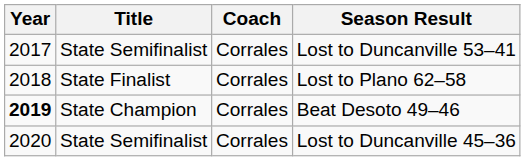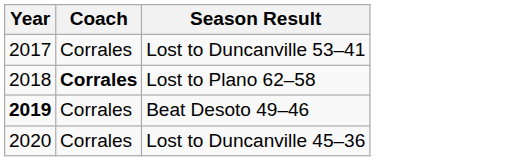- column: (134, 19)
(252, 79) normal -> (99, 79) bold
